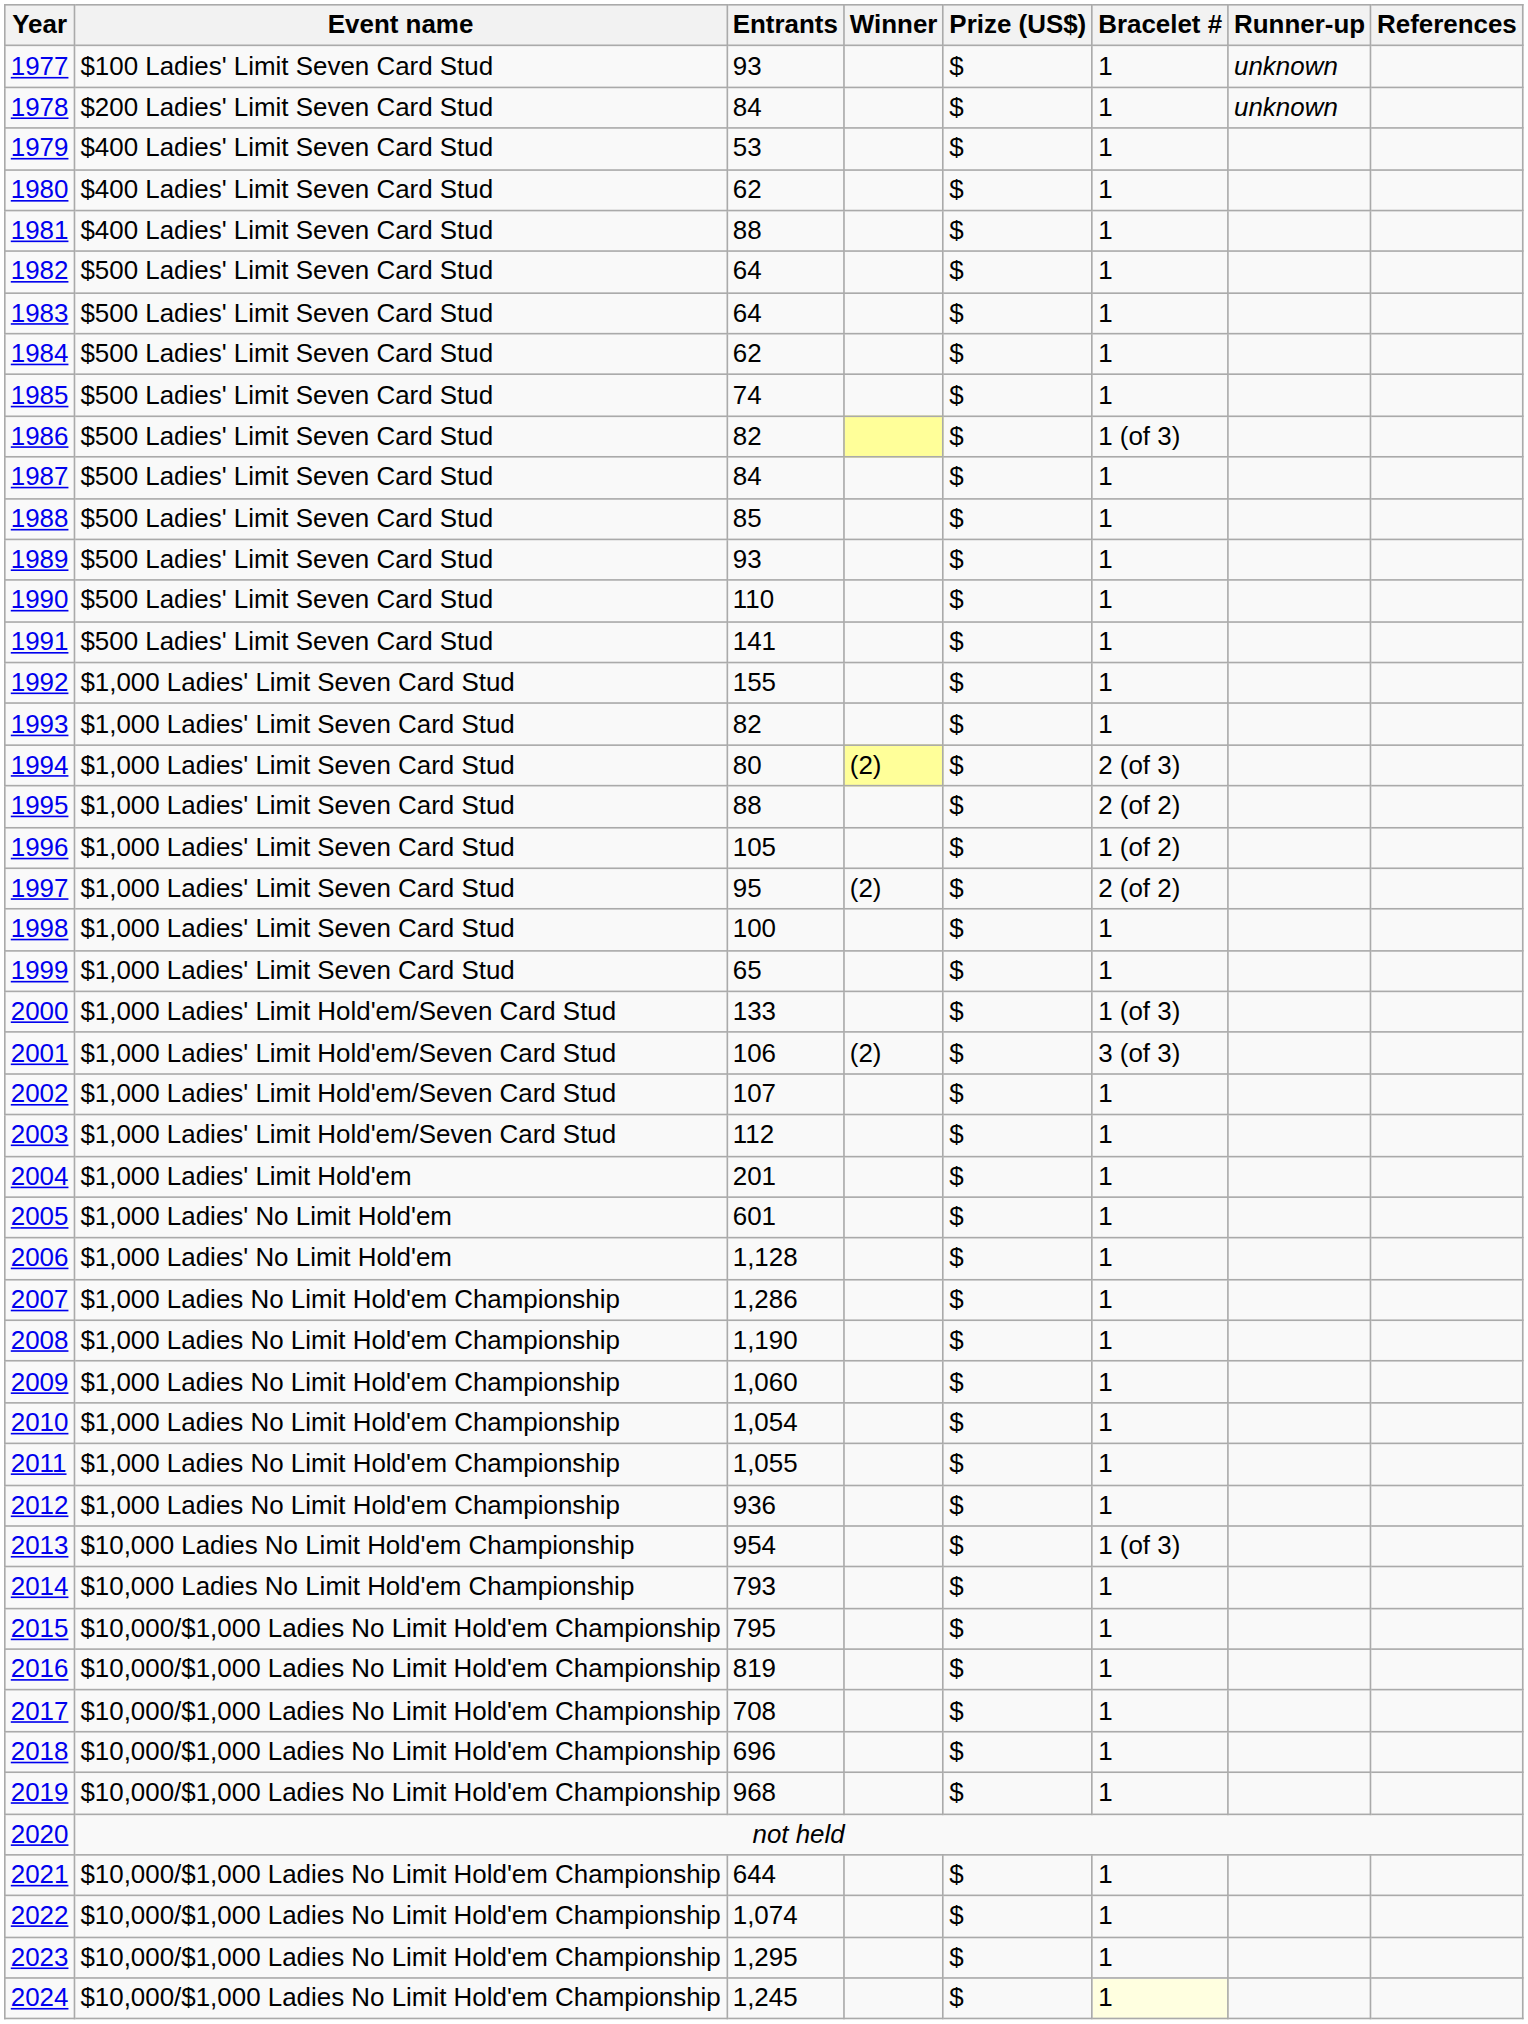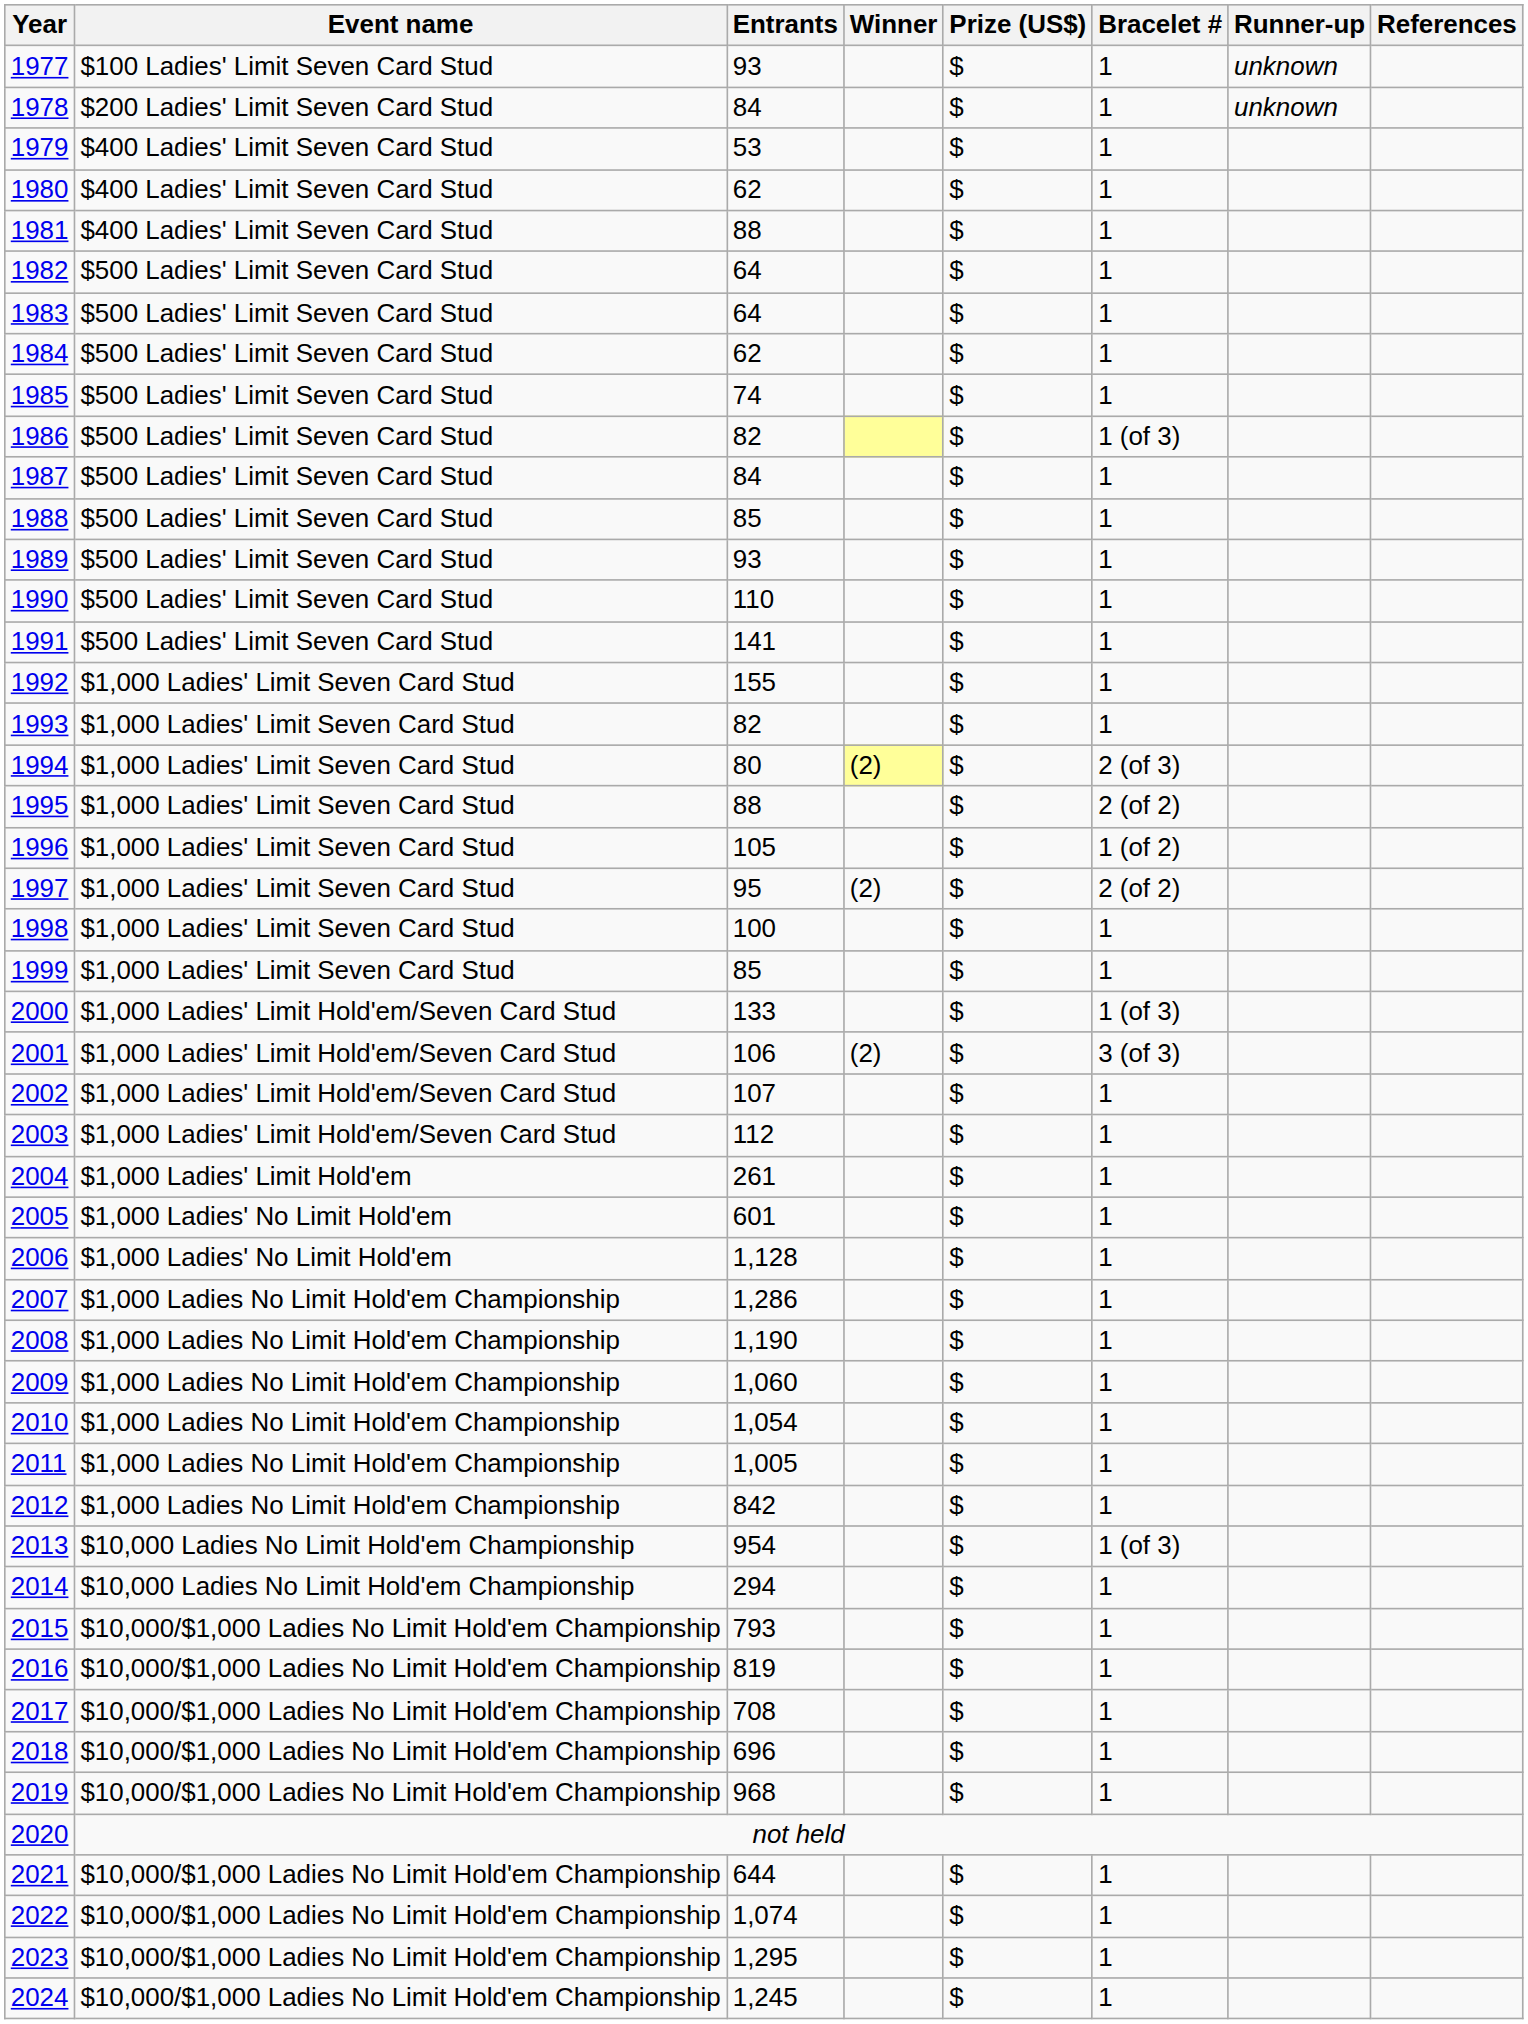(747, 970) 65 -> (747, 970) 85
(754, 1176) 201 -> (754, 1176) 261
(765, 1463) 1,055 -> (765, 1463) 1,005
(754, 1504) 936 -> (754, 1504) 842
(754, 1587) 793 -> (754, 1587) 294
(754, 1628) 795 -> (754, 1628) 793
(1105, 1998) lightyellow background -> (1105, 1998) no background
